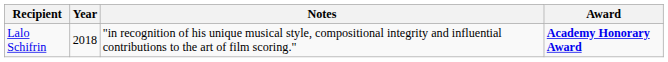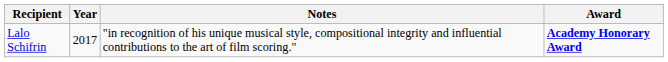(85, 40) 2018 -> (85, 40) 2017
